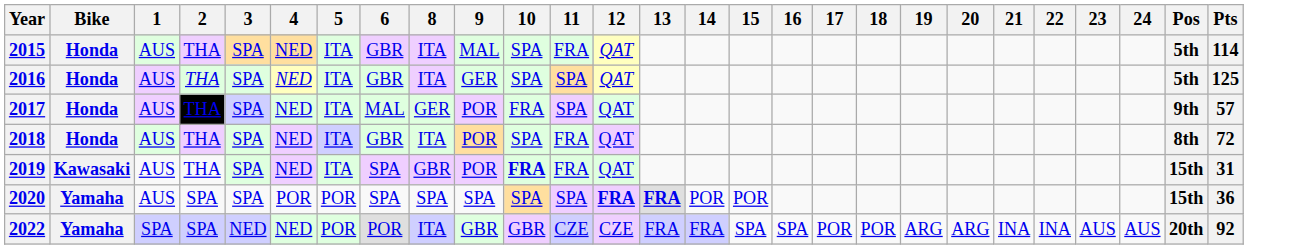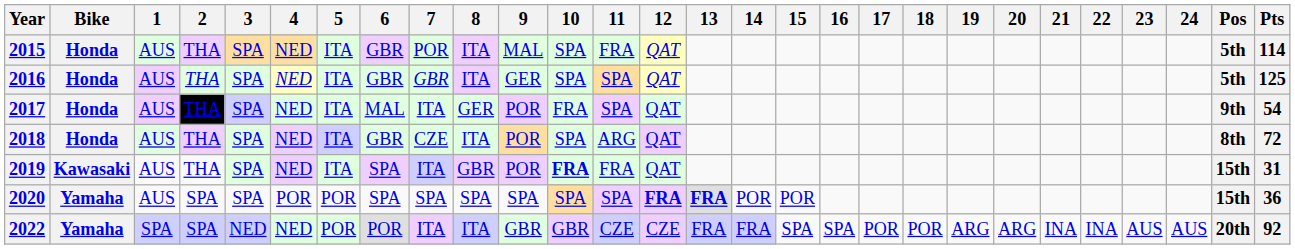+ column: (431, 19)
(1225, 109) 57 -> (1272, 109) 54
(571, 139) FRA -> (617, 139) ARG
